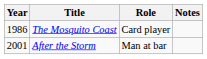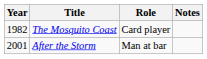(17, 29) 1986 -> (17, 29) 1982
